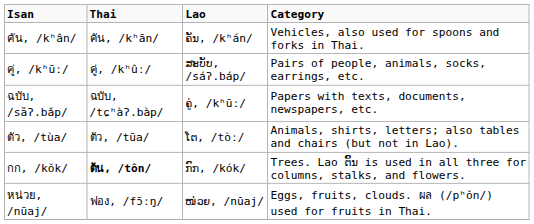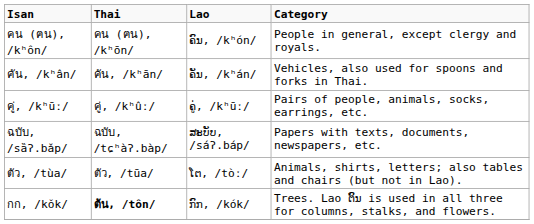+ row: (36, 42)
(216, 69) ສະບັບ, /sáʔ.báp/ -> (220, 106) ຄູ່, /kʰūː/
(216, 103) ຄູ່, /kʰūː/ -> (220, 139) ສະບັບ, /sáʔ.báp/
- row: (27, 203)
